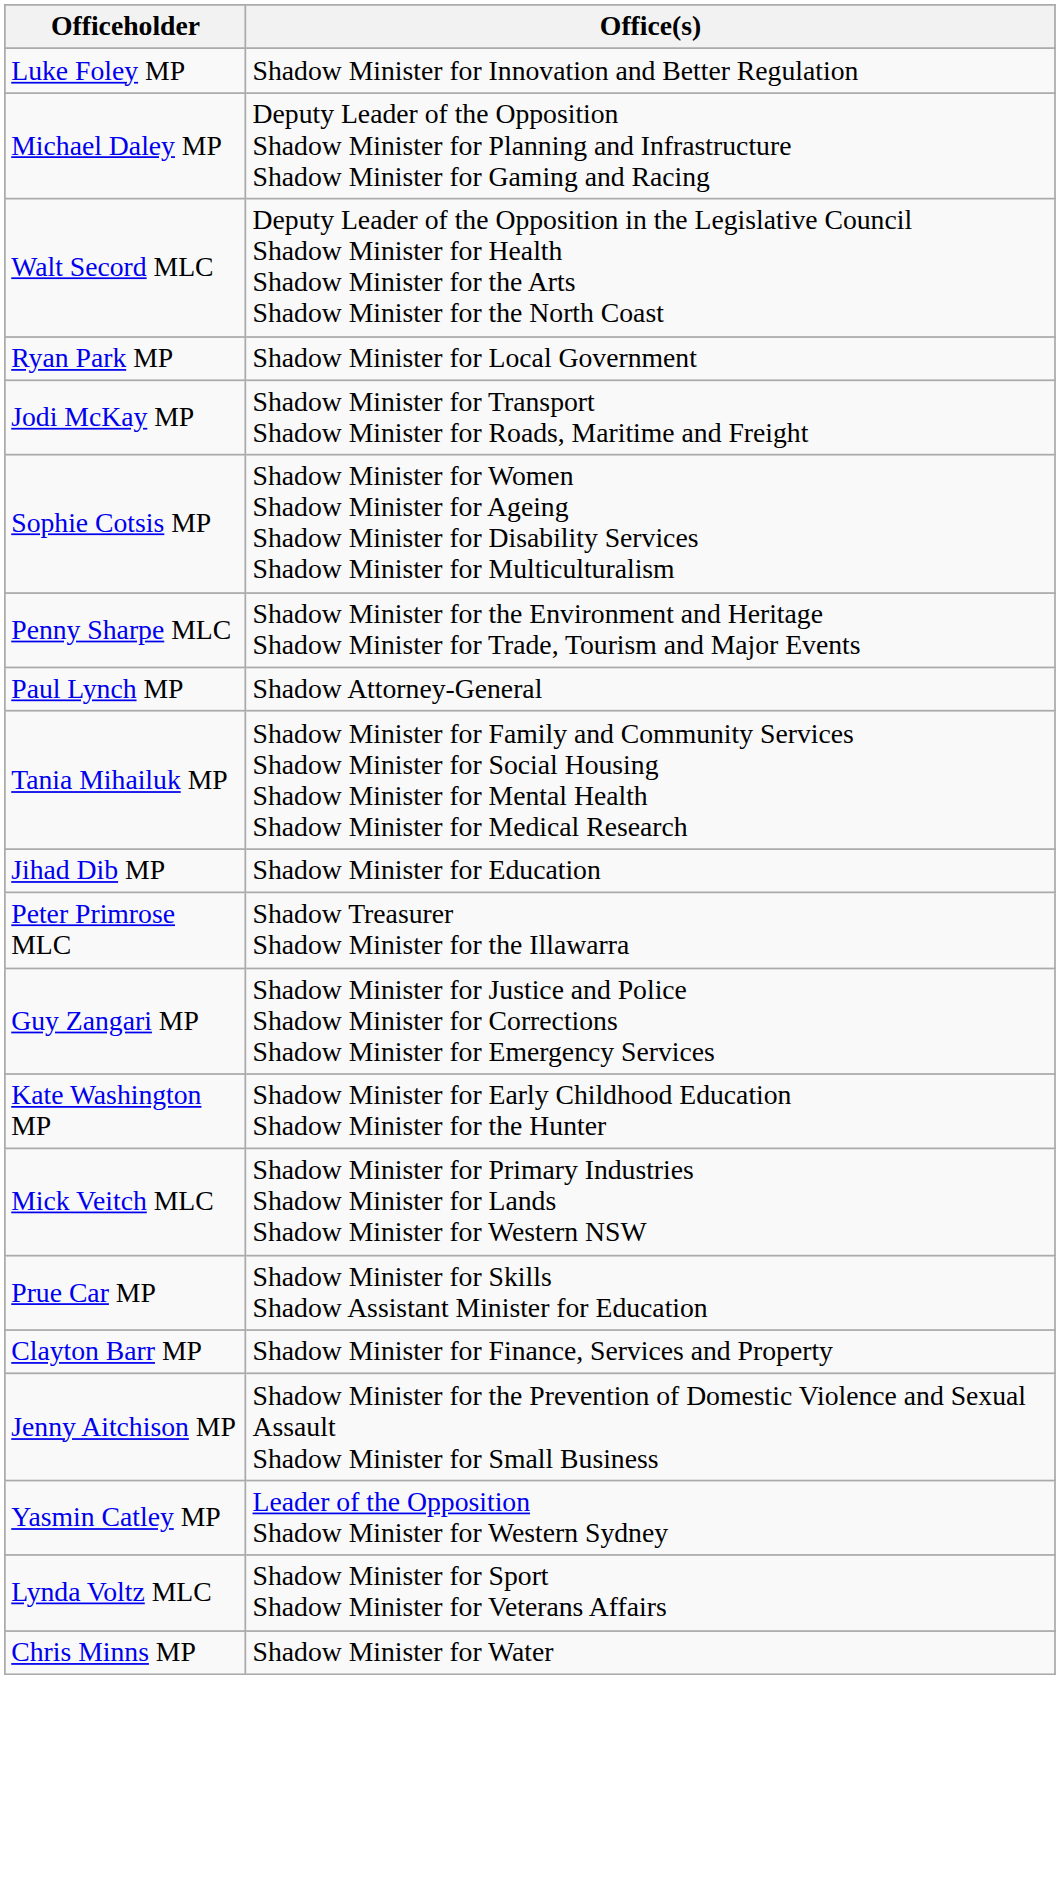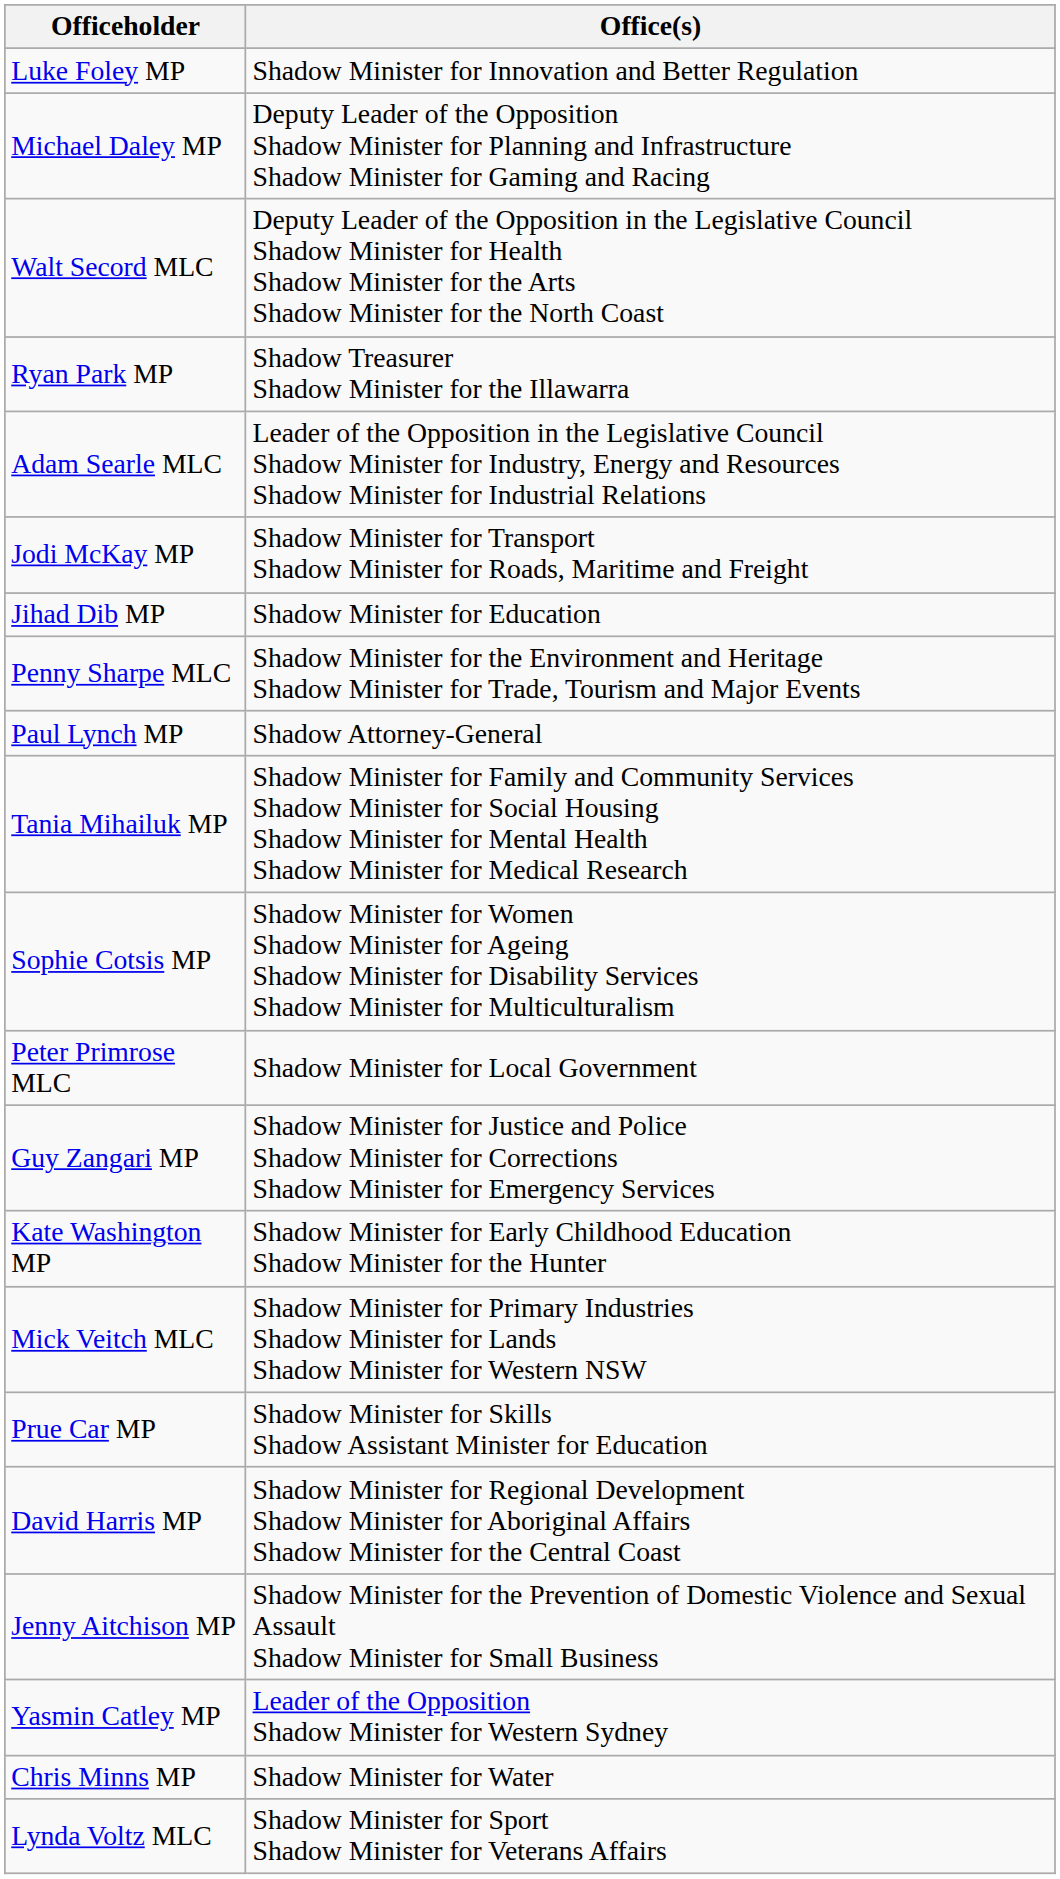(475, 357) Shadow Minister for Local Government -> (441, 373) Shadow Treasurer Shadow Minister for the Illawarra
+ row: (117, 463)
rows swapped: (88, 870) <-> (111, 523)
(441, 929) Shadow Treasurer Shadow Minister for the Illawarra -> (475, 1067) Shadow Minister for Local Government
+ row: (107, 1520)
- row: (107, 1351)
rows swapped: (104, 1651) <-> (111, 1592)
